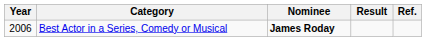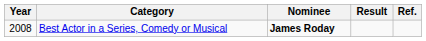(20, 28) 2006 -> (20, 28) 2008
